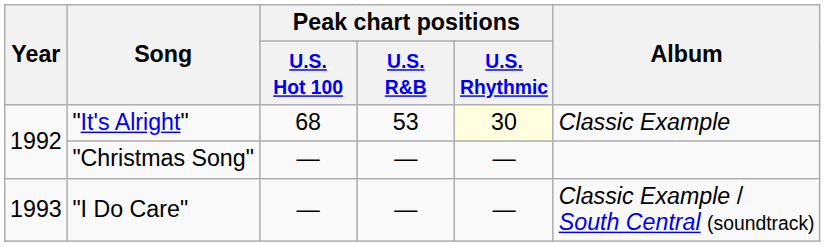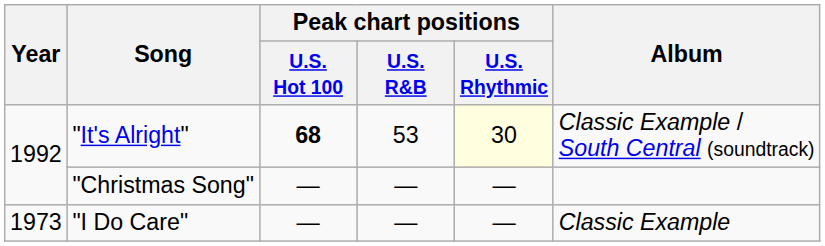(308, 122) normal -> (308, 135) bold
(645, 122) Classic Example -> (687, 135) Classic Example / South Central (soundtrack)
(36, 209) 1993 -> (36, 222) 1973
(687, 209) Classic Example / South Central (soundtrack) -> (645, 222) Classic Example
